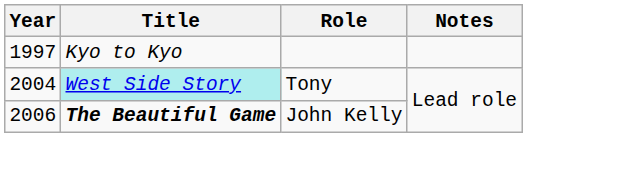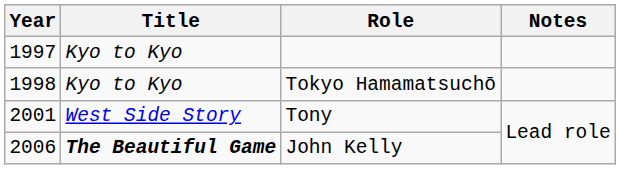+ row: (391, 84)
(33, 84) 2004 -> (33, 116) 2001
(153, 84) paleturquoise background -> (153, 116) no background
